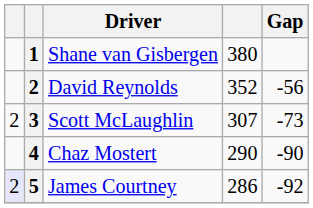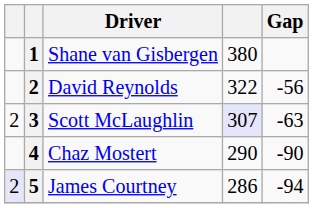(242, 87) 352 -> (242, 87) 322
(242, 120) no background -> (242, 120) lavender background
(290, 120) -73 -> (290, 120) -63
(290, 186) -92 -> (290, 186) -94
